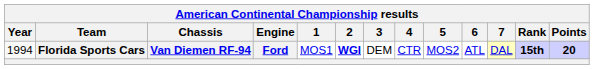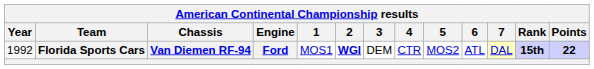(20, 50) 1994 -> (20, 50) 1992
(569, 50) 20 -> (569, 50) 22
